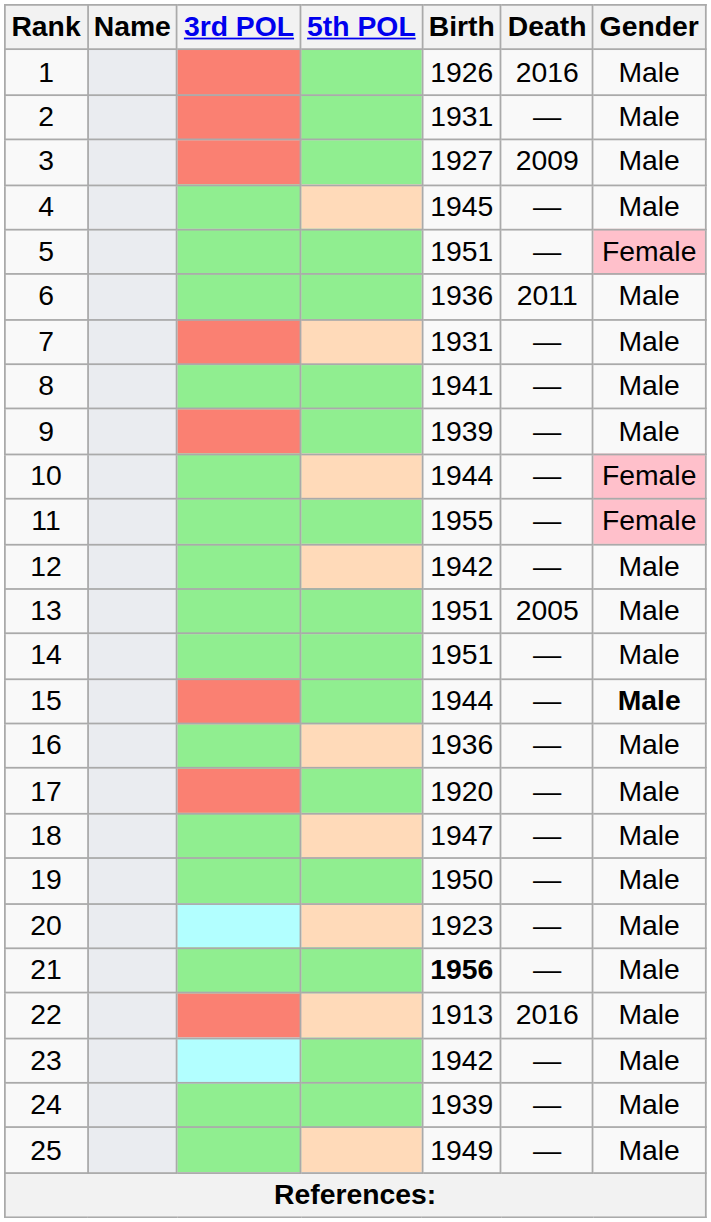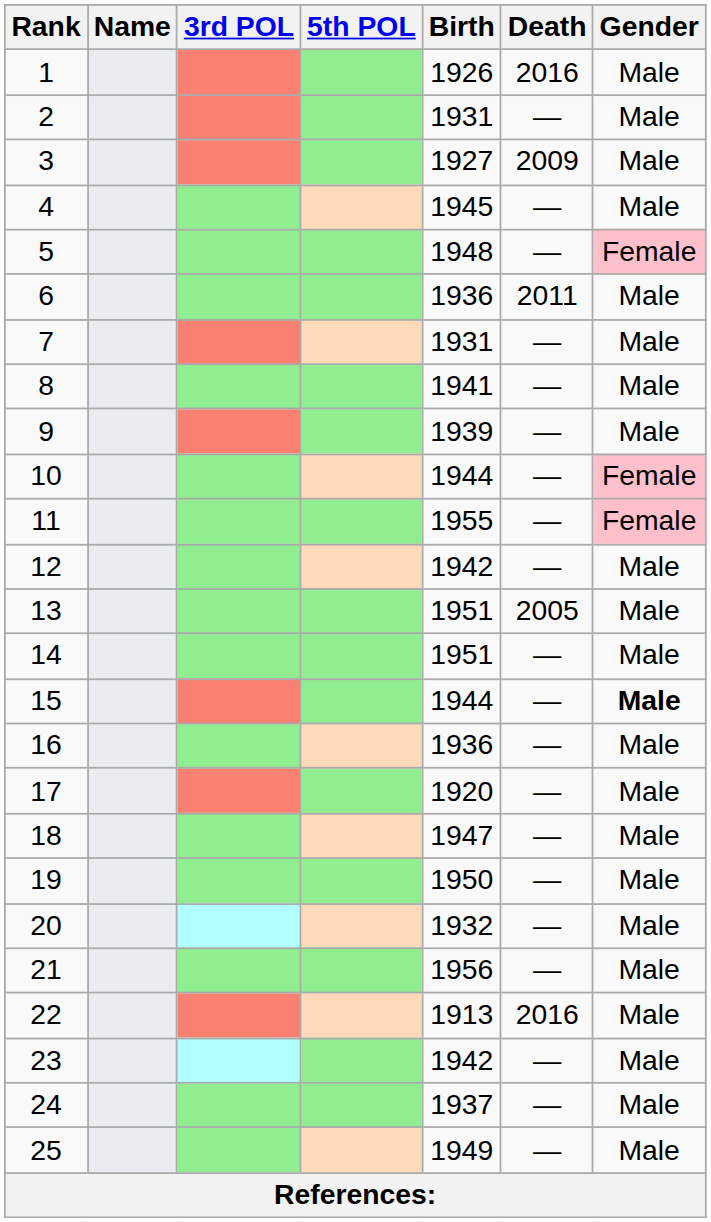(462, 251) 1951 -> (462, 251) 1948
(462, 925) 1923 -> (462, 925) 1932
(462, 970) bold -> (462, 970) normal
(462, 1104) 1939 -> (462, 1104) 1937
